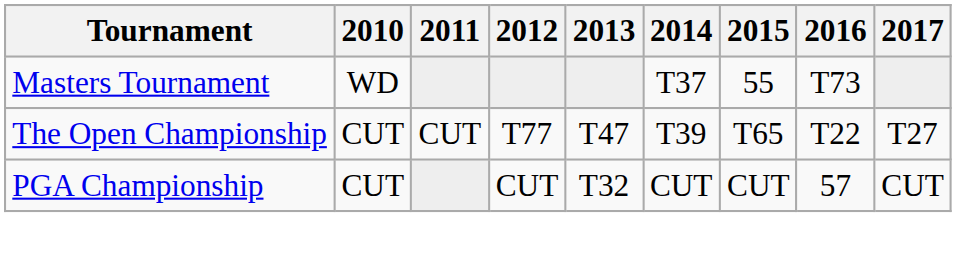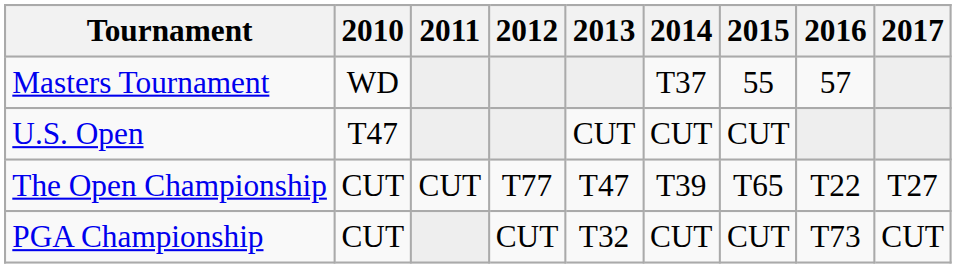(835, 82) T73 -> (835, 82) 57
+ row: (78, 133)
(835, 185) 57 -> (835, 237) T73
